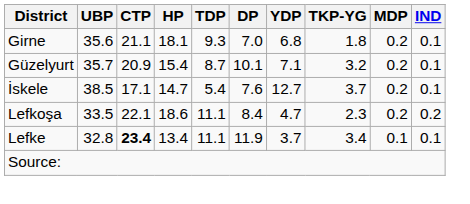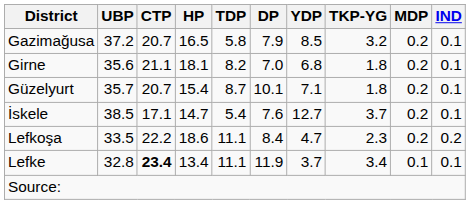+ row: (51, 41)
(215, 41) 9.3 -> (236, 65) 8.2
(136, 65) 20.9 -> (157, 89) 20.7
(356, 65) 3.2 -> (376, 89) 1.8
(136, 114) 22.1 -> (157, 138) 22.2
